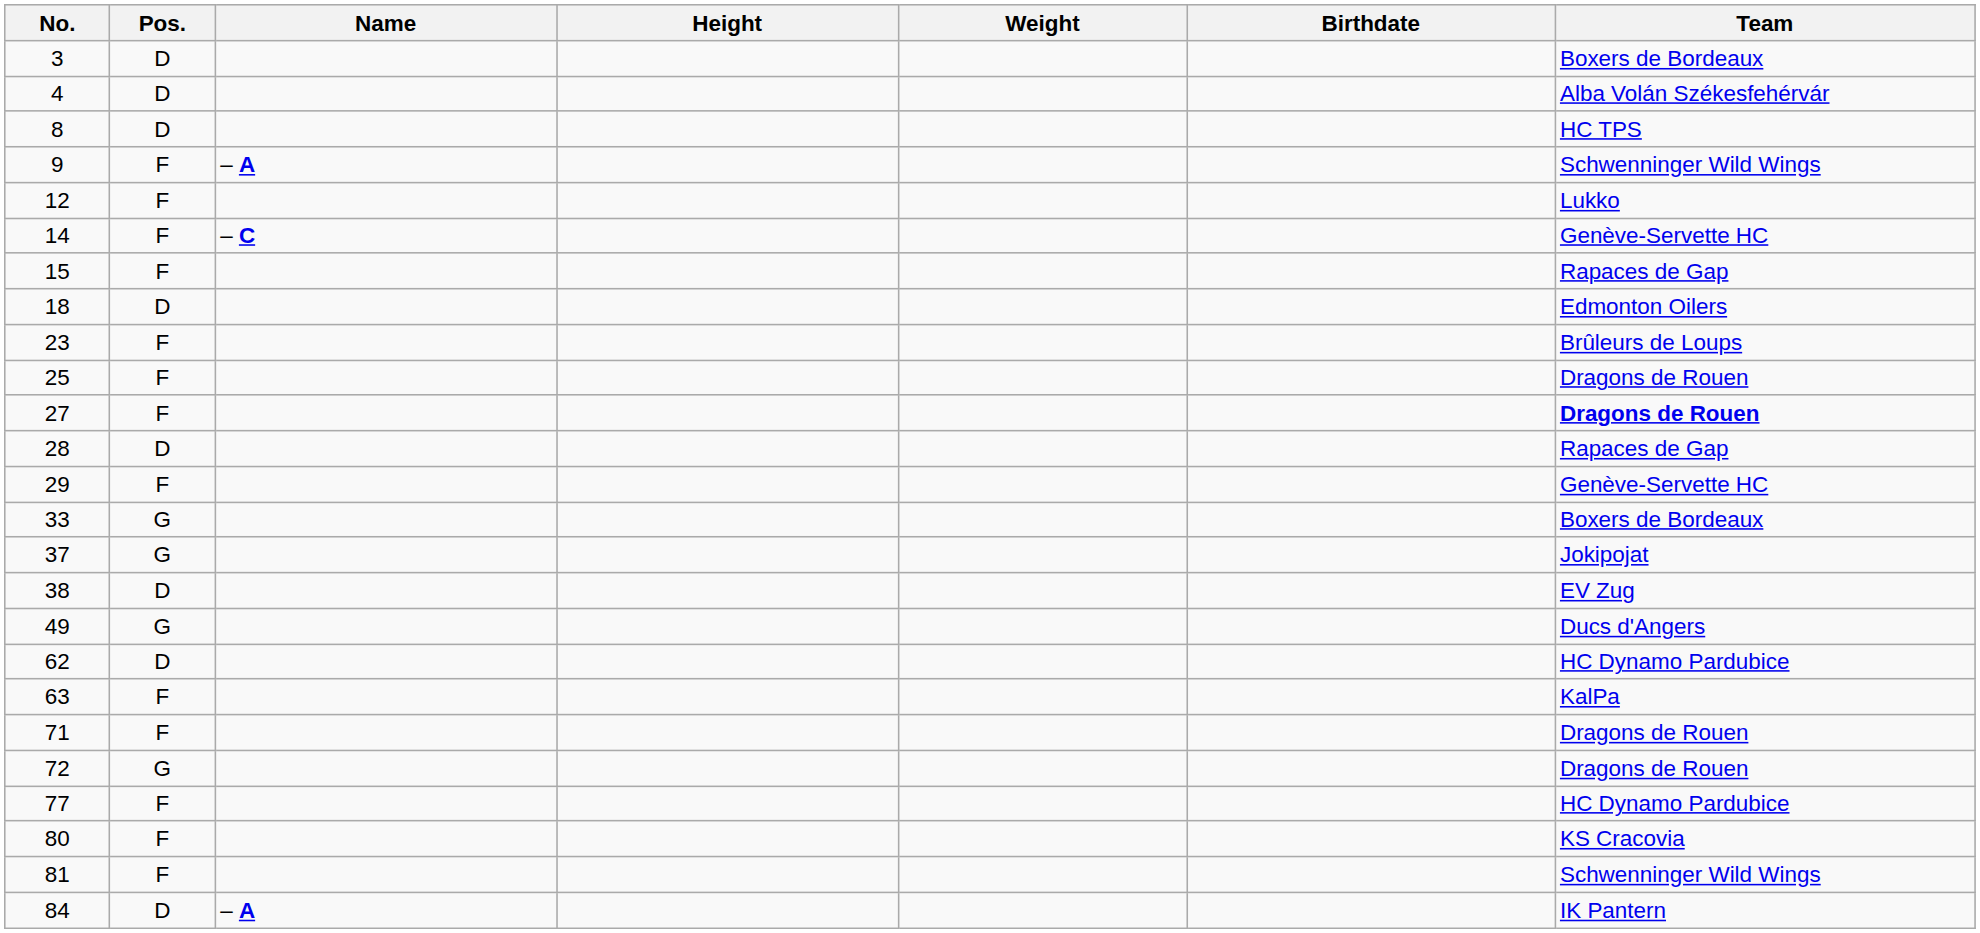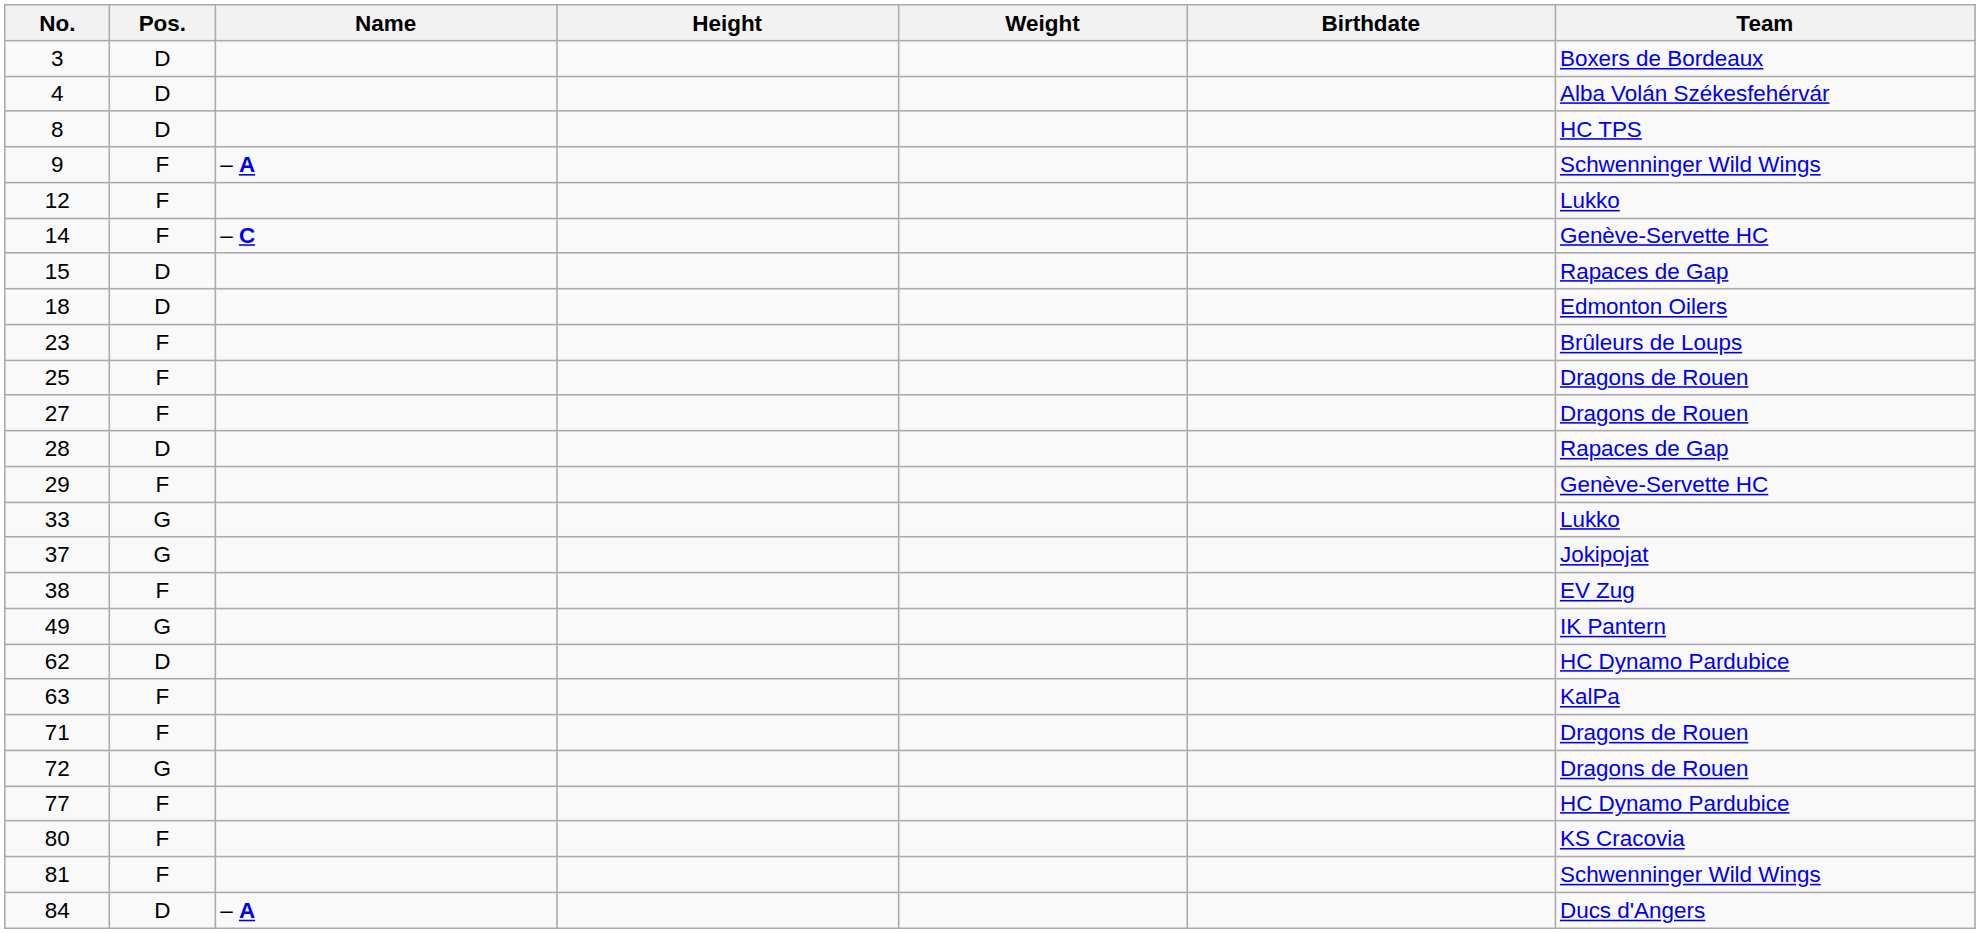(162, 271) F -> (162, 271) D
(1660, 413) bold -> (1654, 413) normal
(1662, 520) Boxers de Bordeaux -> (1590, 520) Lukko
(162, 591) D -> (162, 591) F
(1633, 626) Ducs d'Angers -> (1613, 626) IK Pantern
(1613, 910) IK Pantern -> (1633, 910) Ducs d'Angers
